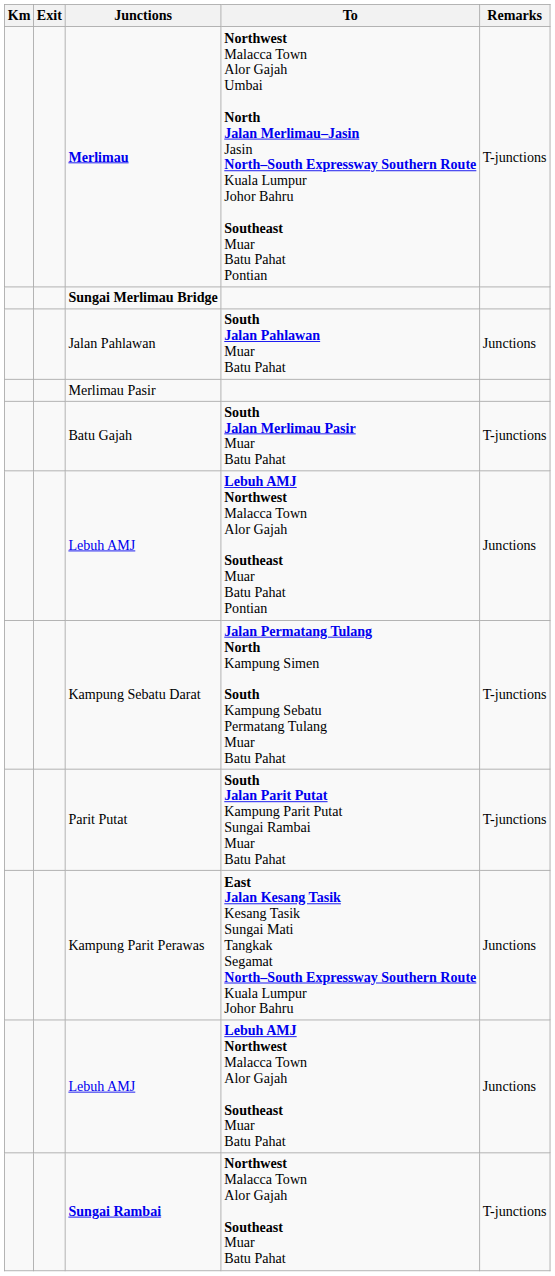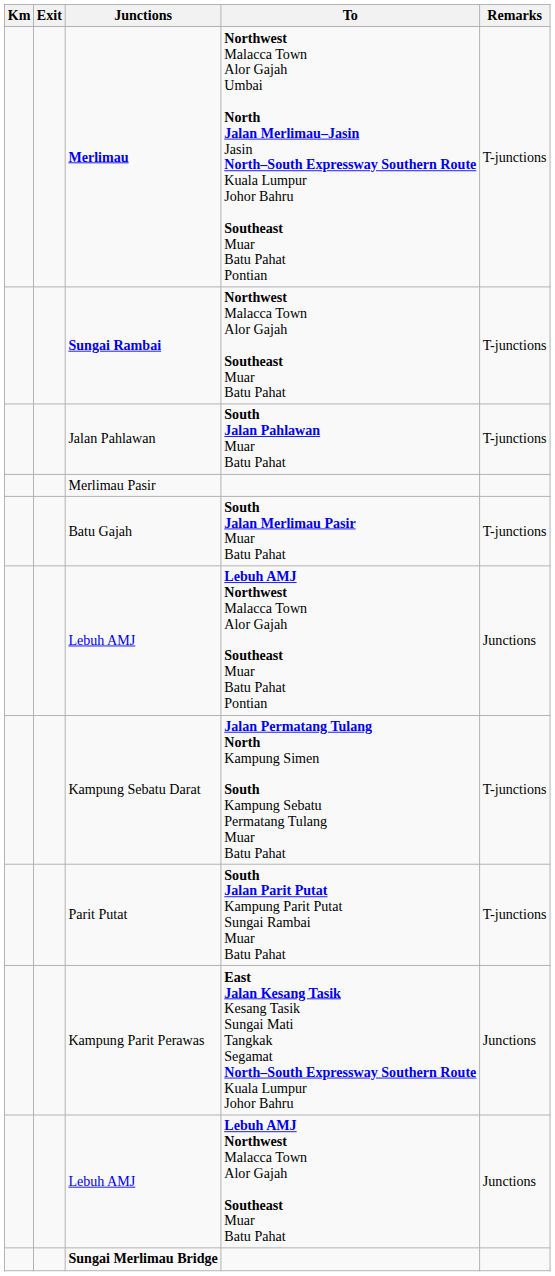rows swapped: (143, 297) <-> (115, 1211)
(509, 344) Junctions -> (515, 439) T-junctions
